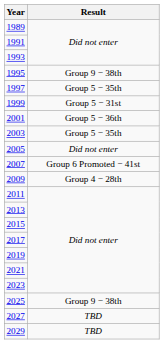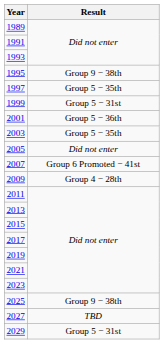(93, 331) TBD -> (93, 331) Group 5 − 31st
